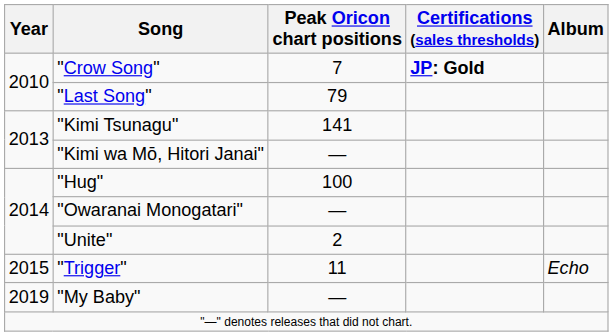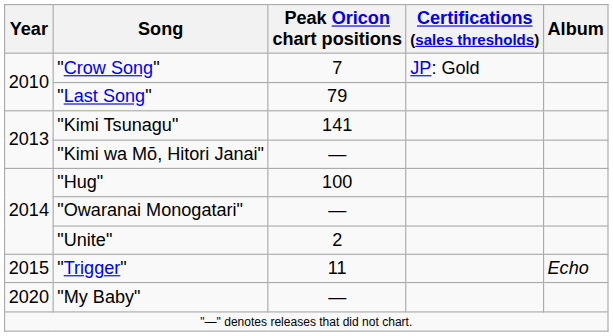(447, 67) bold -> (445, 67) normal
(29, 297) 2019 -> (29, 297) 2020
